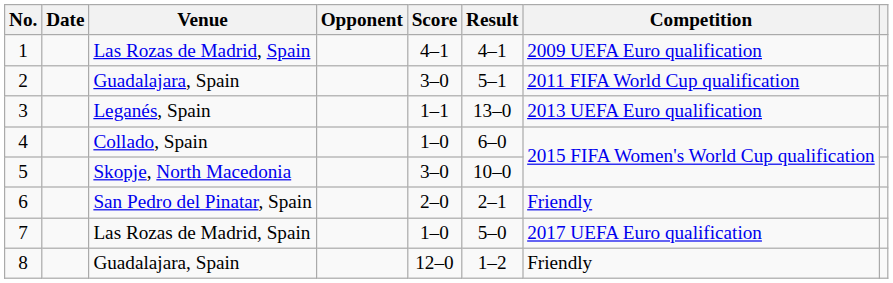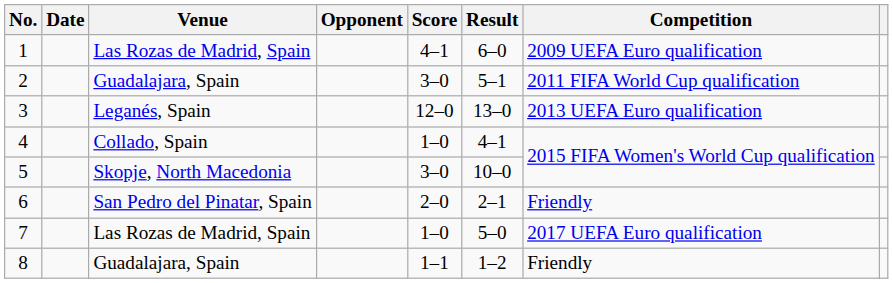(492, 50) 4–1 -> (492, 50) 6–0
(434, 111) 1–1 -> (434, 111) 12–0
(492, 141) 6–0 -> (492, 141) 4–1
(434, 263) 12–0 -> (434, 263) 1–1
